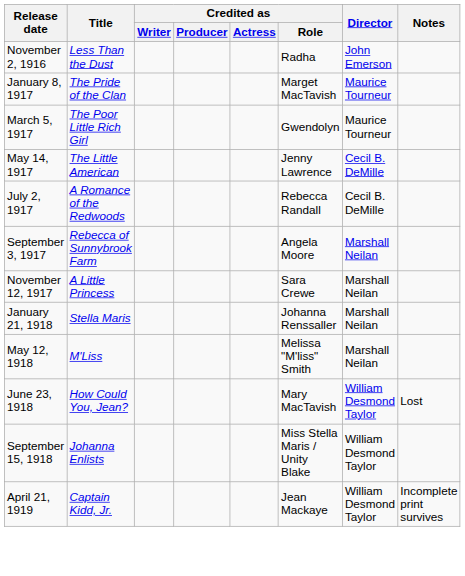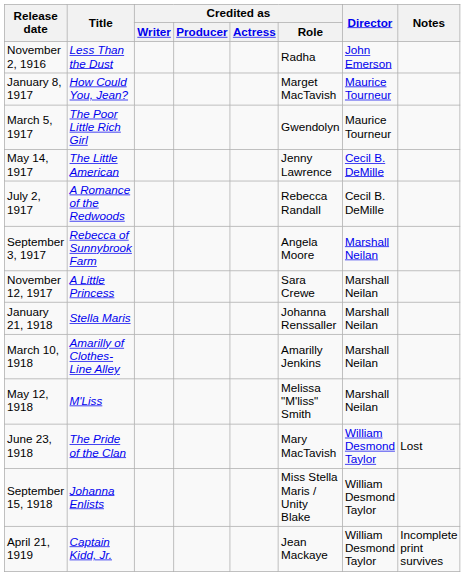(98, 89) The Pride of the Clan -> (99, 89) How Could You, Jean?
+ row: (33, 356)
(99, 401) How Could You, Jean? -> (98, 446) The Pride of the Clan
